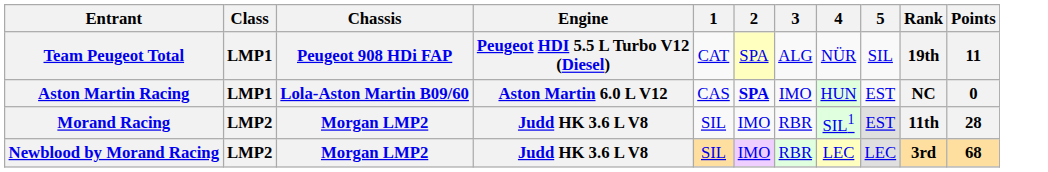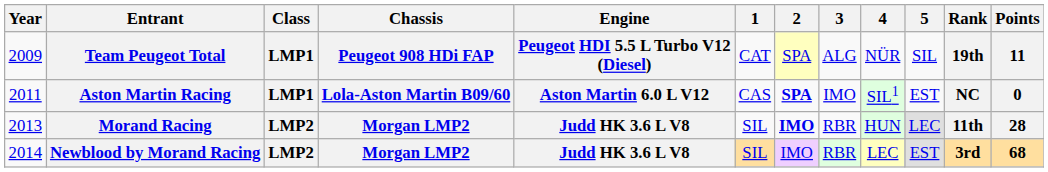+ column: (25, 17)
(839, 92) HUN -> (883, 94) SIL1
(754, 122) normal -> (797, 124) bold
(839, 122) SIL1 -> (883, 124) HUN
(880, 122) EST -> (925, 124) LEC
(880, 152) LEC -> (925, 152) EST
